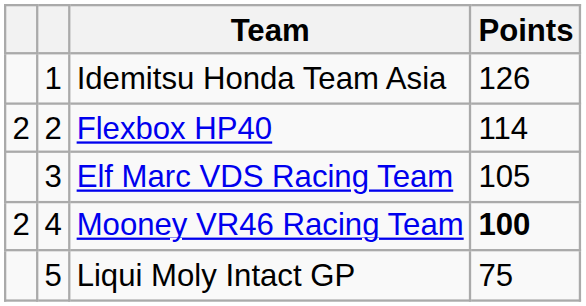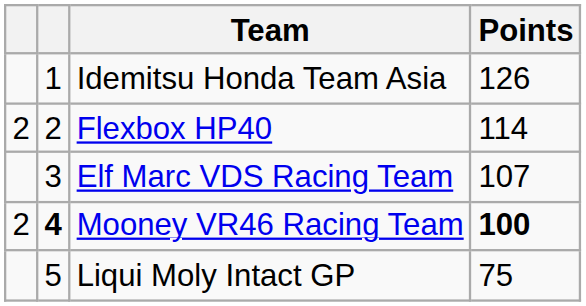(504, 177) 105 -> (504, 177) 107
(53, 226) normal -> (53, 226) bold
